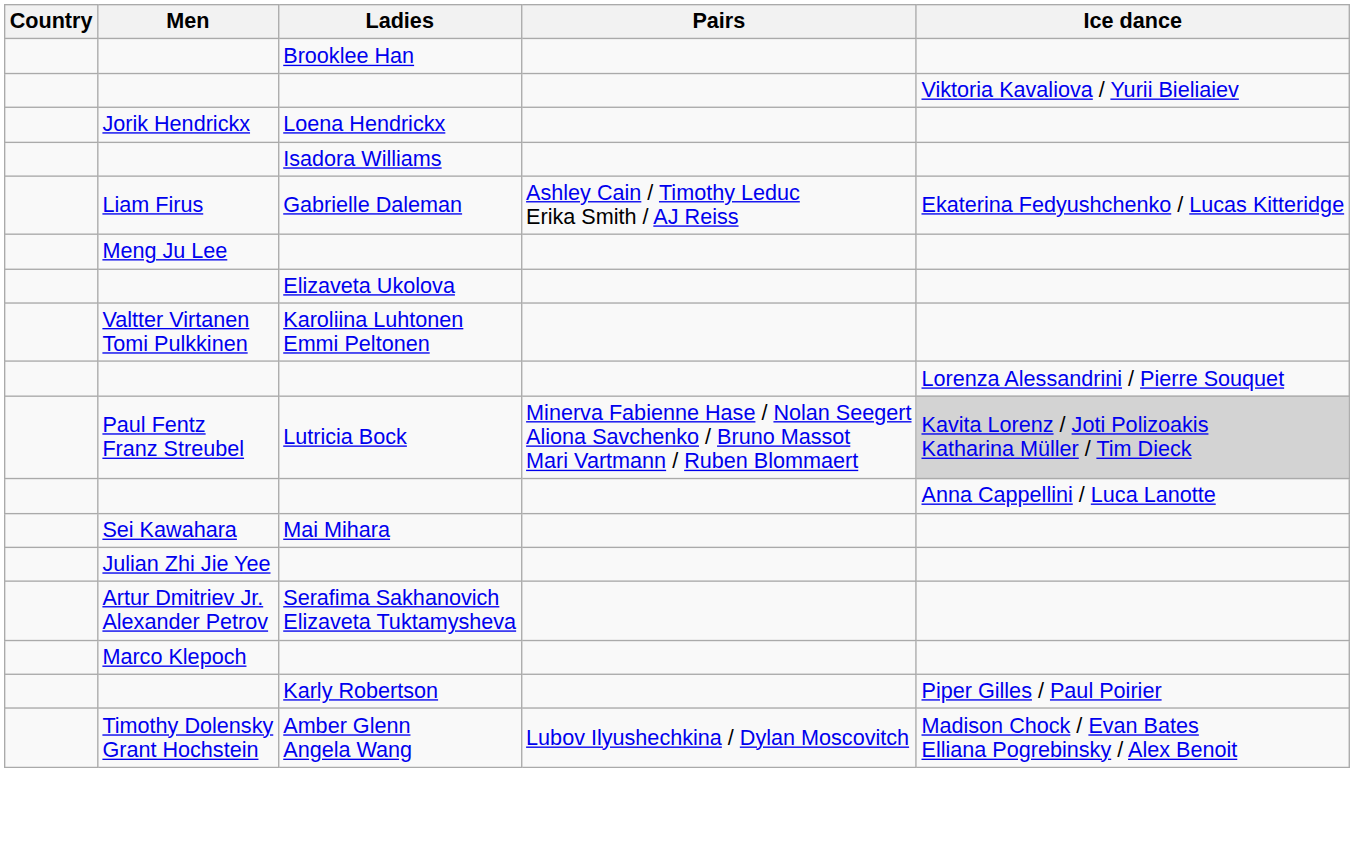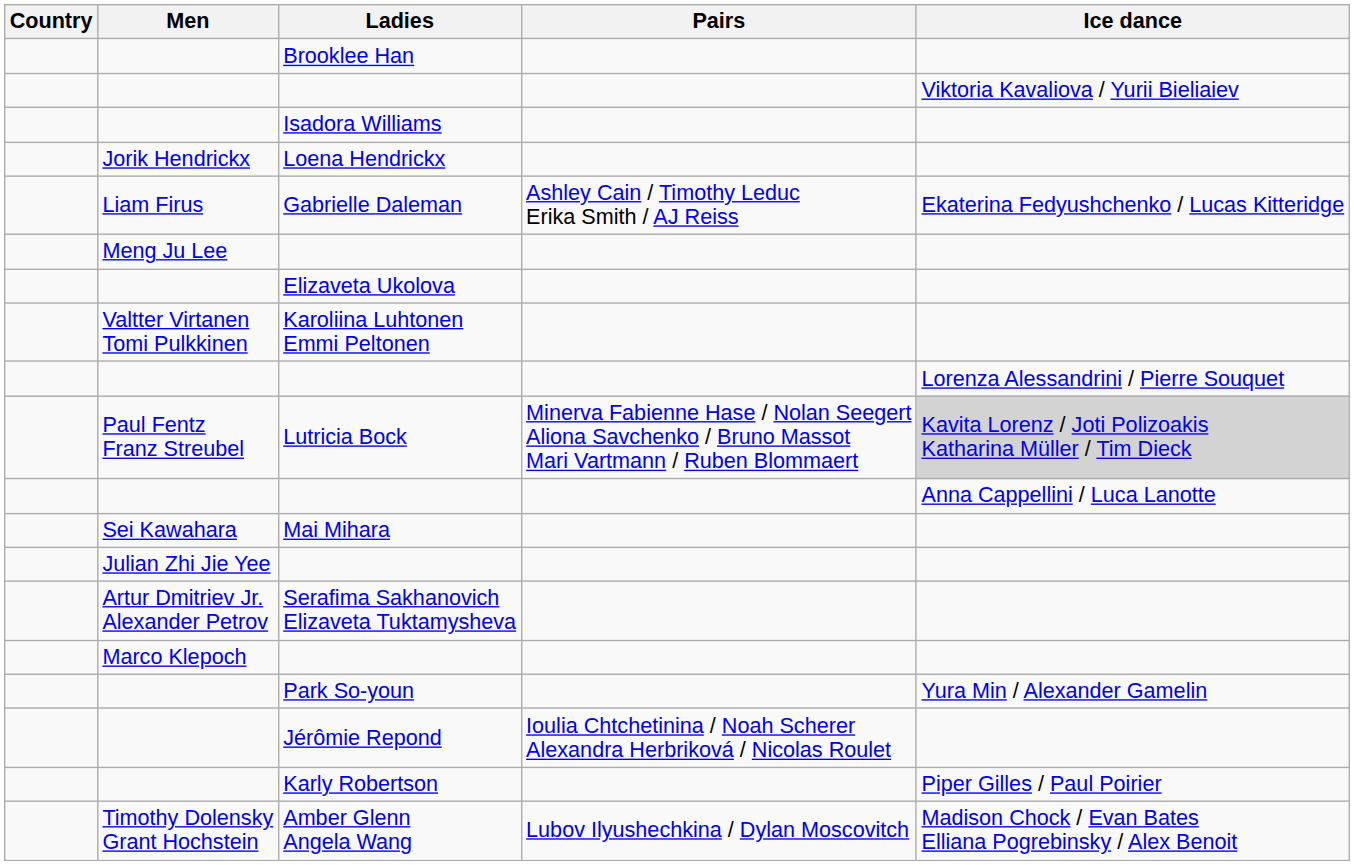rows swapped: (176, 124) <-> (188, 159)
+ row: (188, 691)
+ row: (188, 738)
